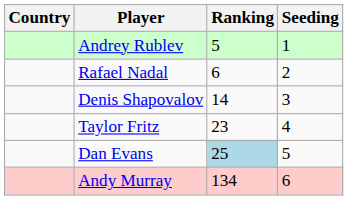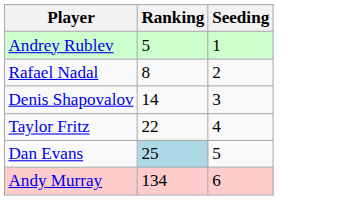- column: (39, 18)
(215, 72) 6 -> (146, 72) 8
(220, 126) 23 -> (150, 126) 22
